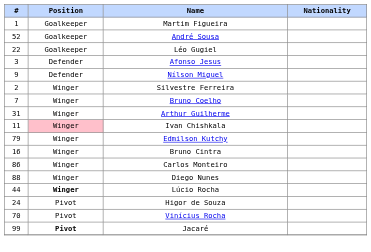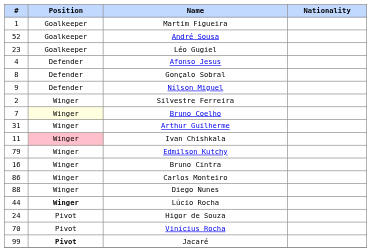(16, 49) 22 -> (16, 49) 23
(16, 62) 3 -> (16, 62) 4
+ row: (195, 75)
(66, 100) no background -> (66, 113) lightyellow background
